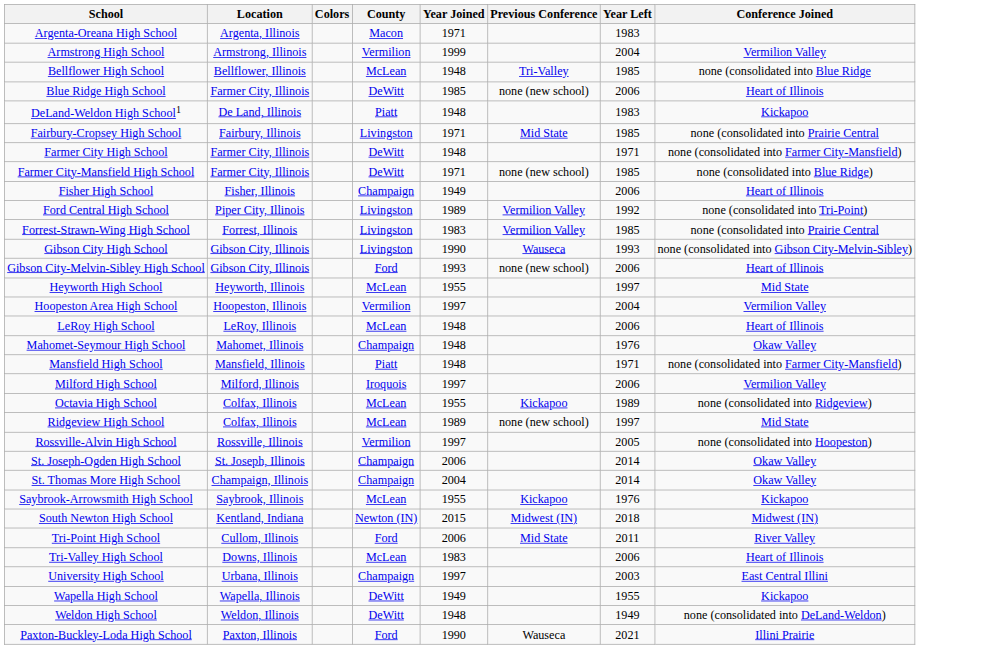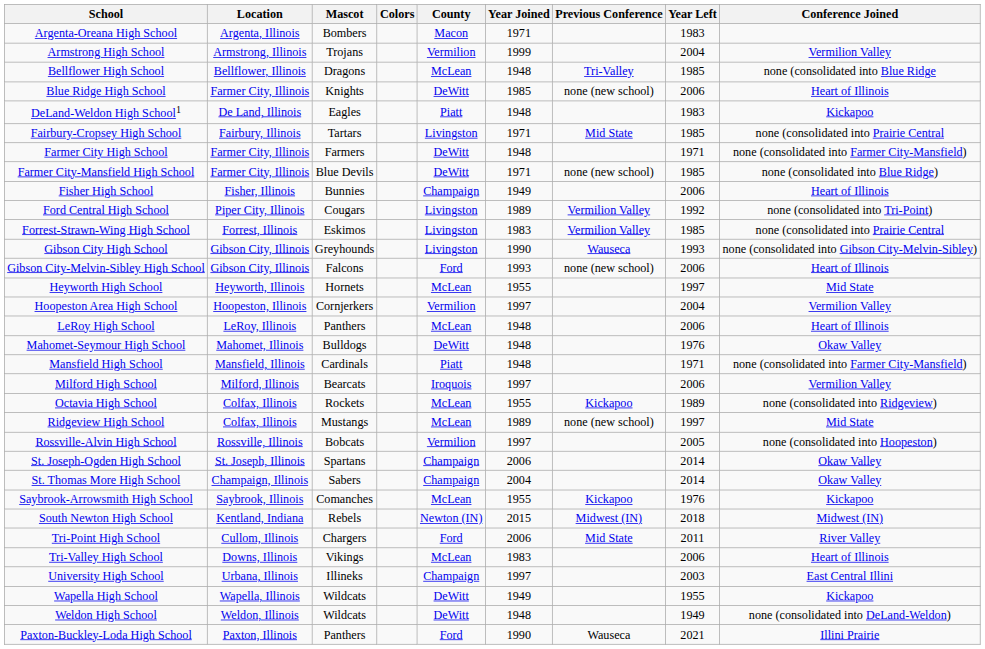+ column: (345, 14)
(386, 345) Champaign -> (451, 345) DeWitt
